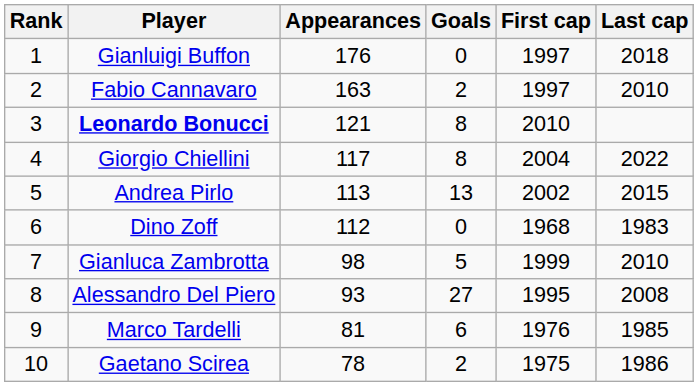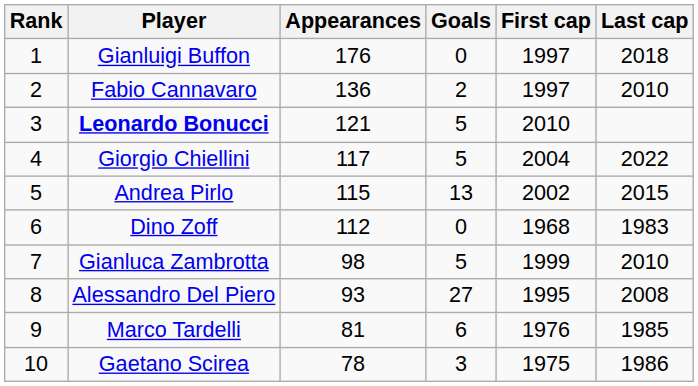(353, 90) 163 -> (353, 90) 136
(461, 124) 8 -> (461, 124) 5
(461, 158) 8 -> (461, 158) 5
(353, 192) 113 -> (353, 192) 115
(461, 364) 2 -> (461, 364) 3
